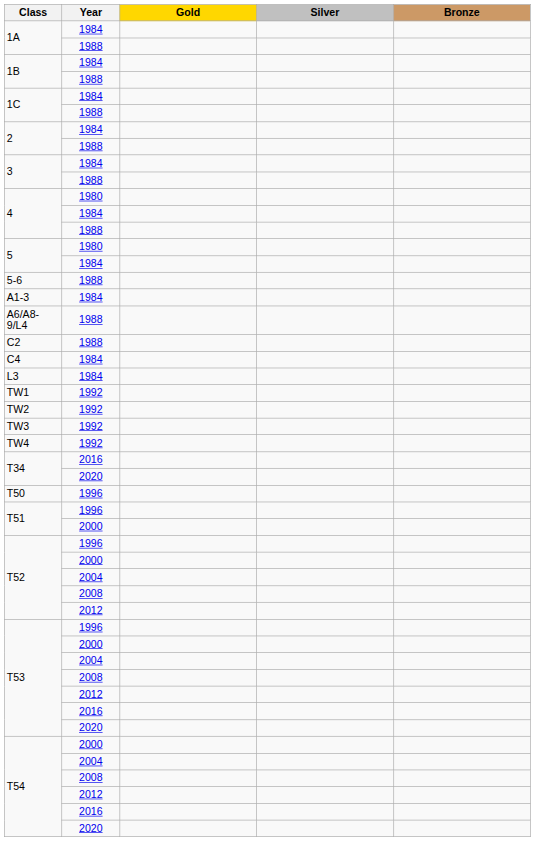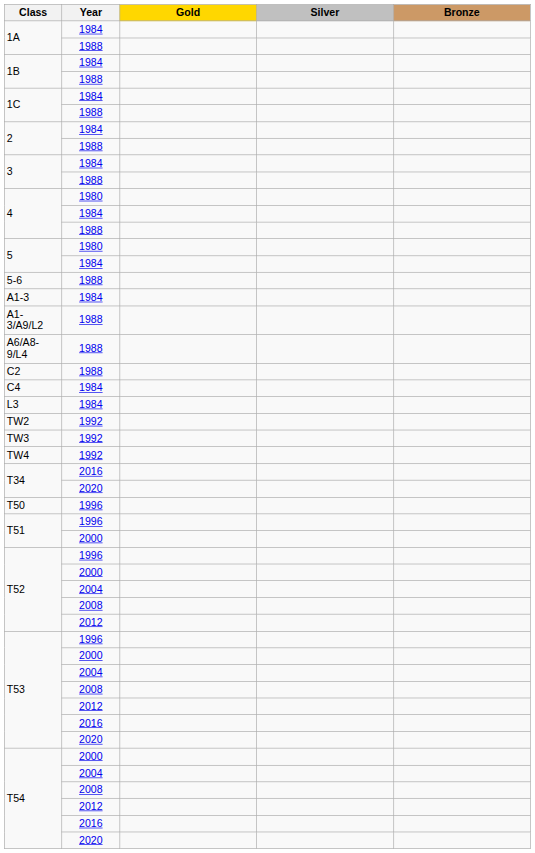+ row: (25, 320)
- row: (18, 393)
